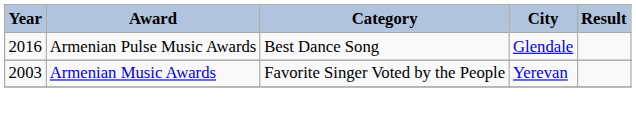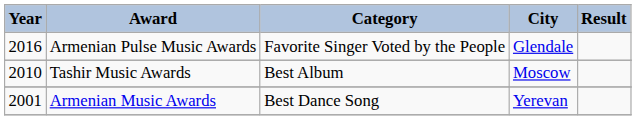(322, 46) Best Dance Song -> (385, 46) Favorite Singer Voted by the People
+ row: (120, 73)
(25, 73) 2003 -> (25, 101) 2001
(385, 73) Favorite Singer Voted by the People -> (322, 101) Best Dance Song
